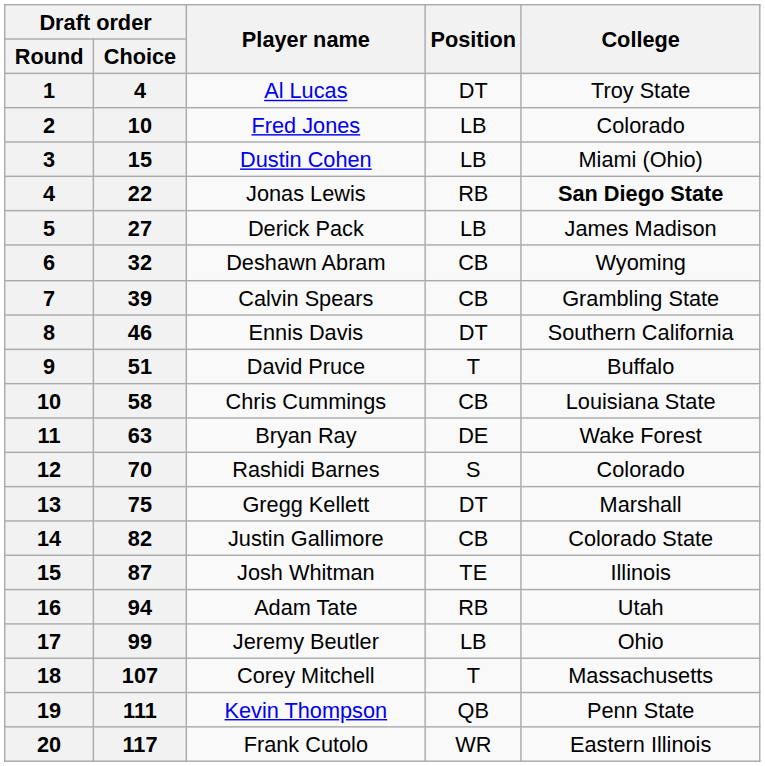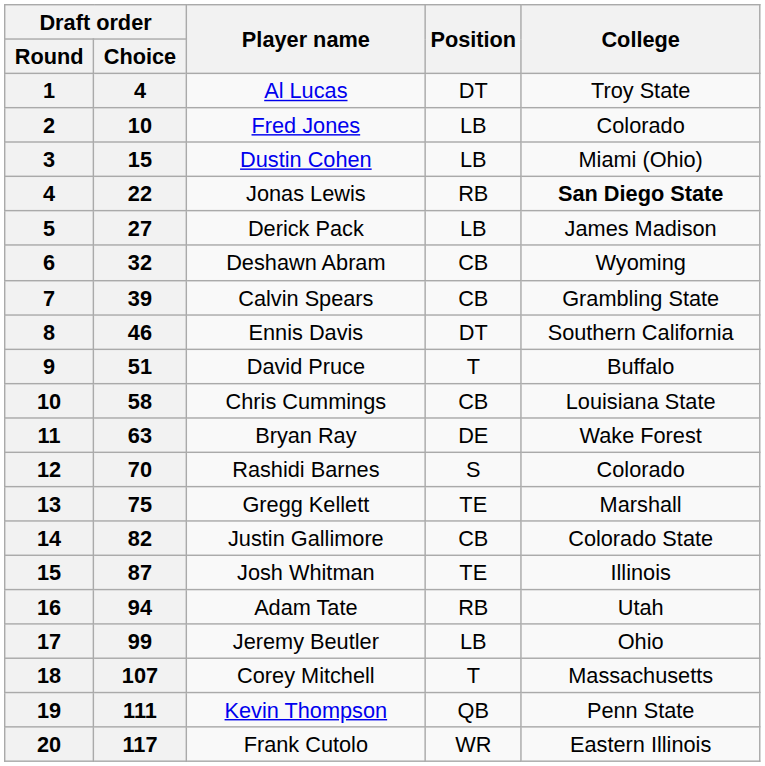(473, 504) DT -> (473, 504) TE
